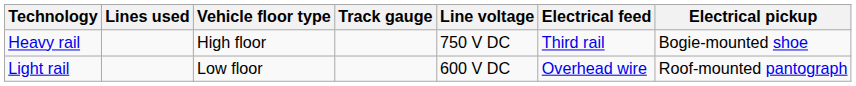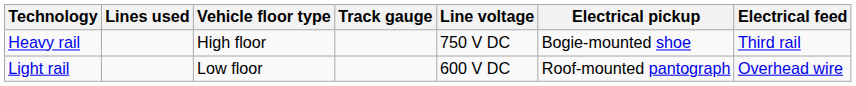columns swapped: (597, 17) <-> (753, 17)
